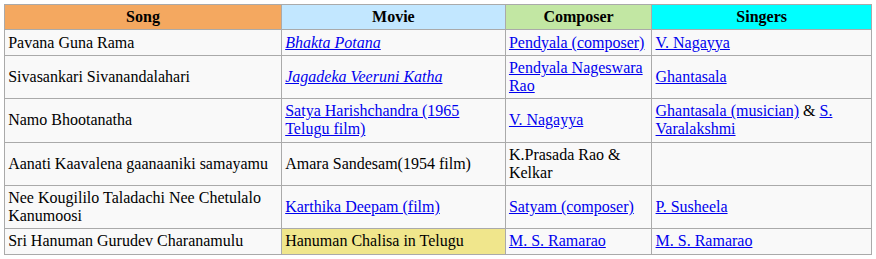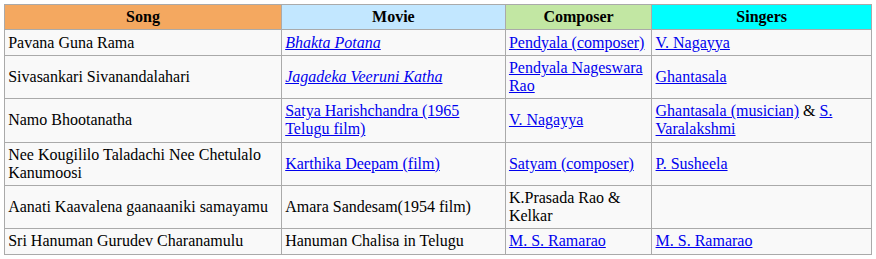rows swapped: (138, 163) <-> (135, 207)
(374, 241) khaki background -> (374, 241) no background
